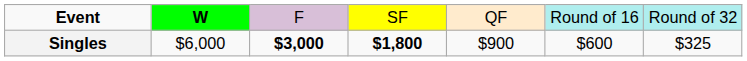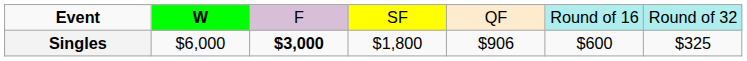(397, 43) bold -> (397, 43) normal
(496, 43) $900 -> (496, 43) $906
